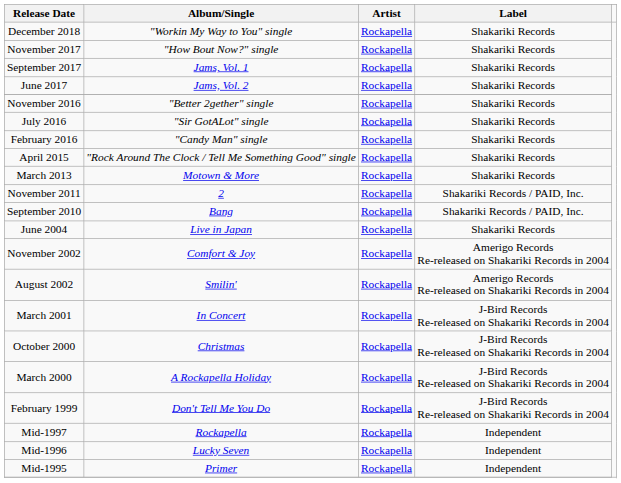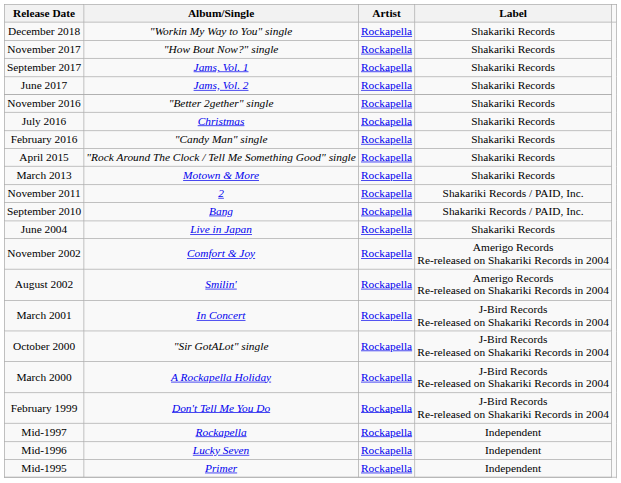(221, 121) "Sir GotALot" single -> (221, 121) Christmas
(221, 346) Christmas -> (221, 346) "Sir GotALot" single
